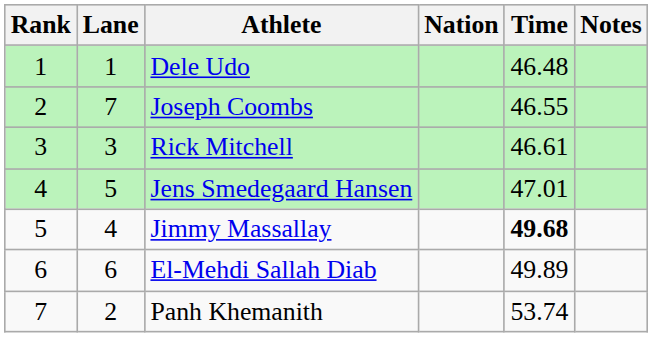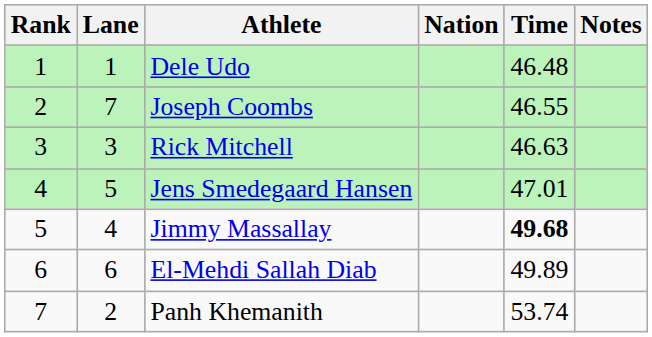(539, 147) 46.61 -> (539, 147) 46.63
